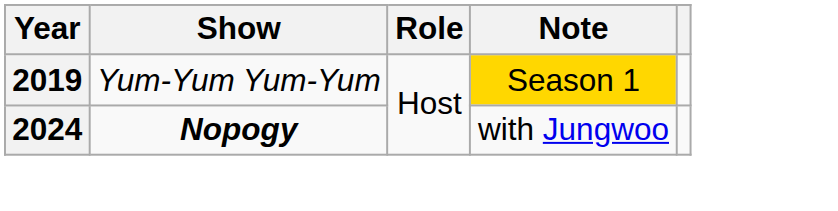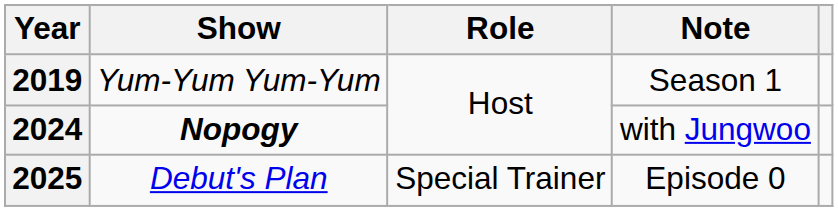(573, 79) gold background -> (715, 79) no background
+ row: (47, 179)
